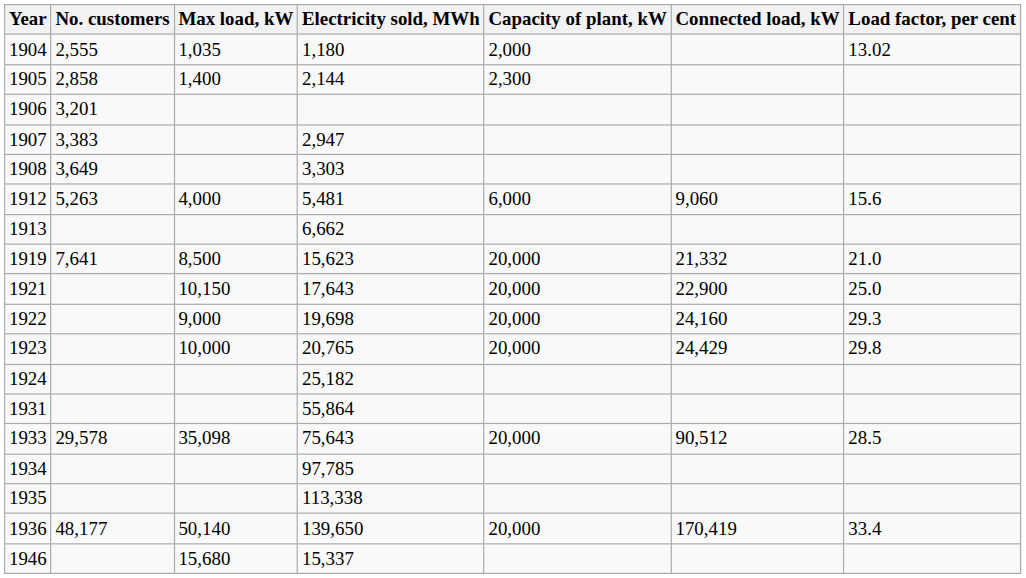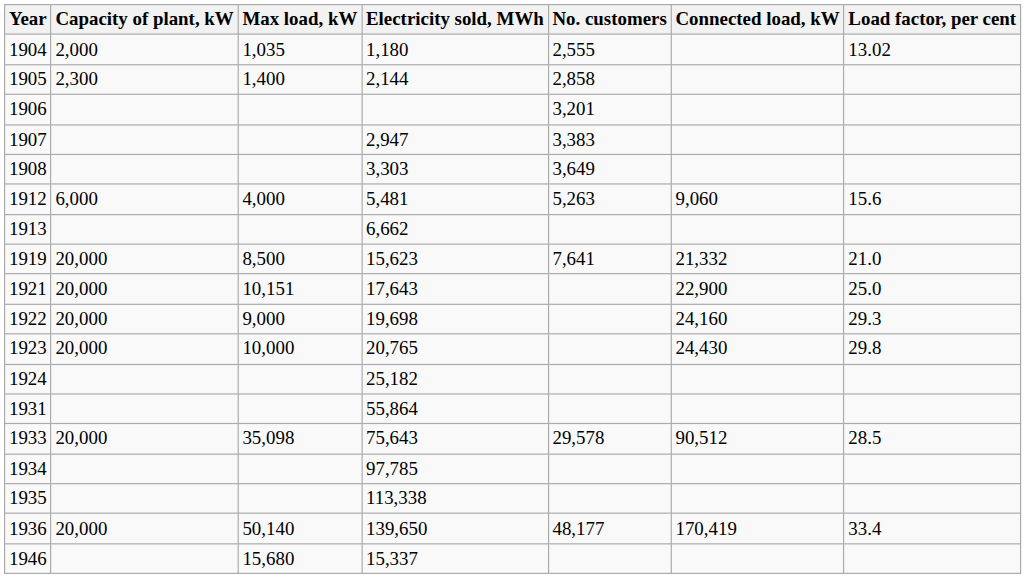columns swapped: (578, 19) <-> (113, 19)
(204, 288) 10,150 -> (268, 288) 10,151
(701, 348) 24,429 -> (701, 348) 24,430
